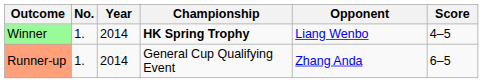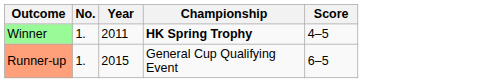- column: (360, 14)
(114, 34) 2014 -> (115, 34) 2011
(114, 61) 2014 -> (115, 61) 2015
